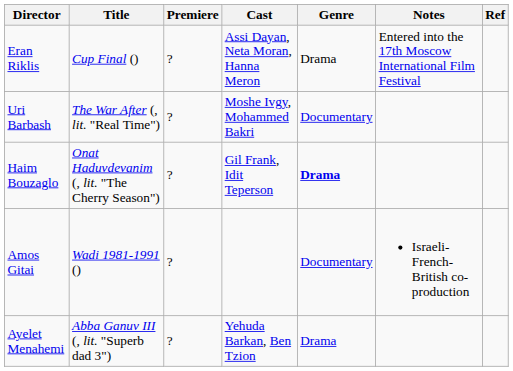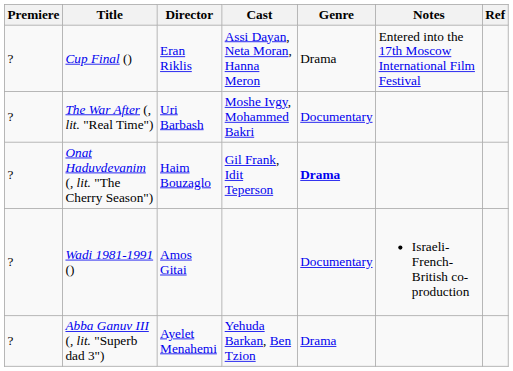columns swapped: (193, 15) <-> (37, 15)
